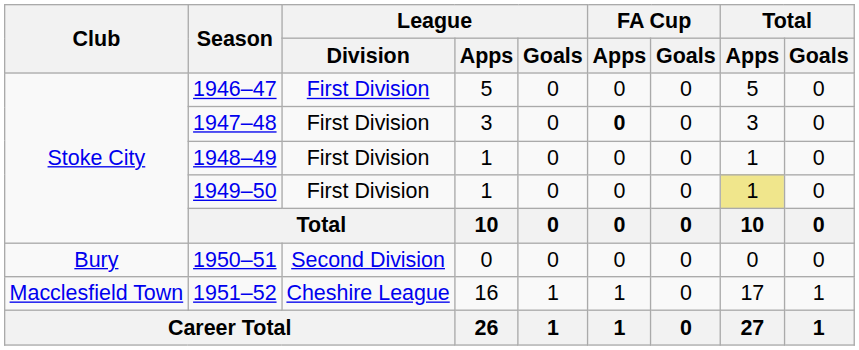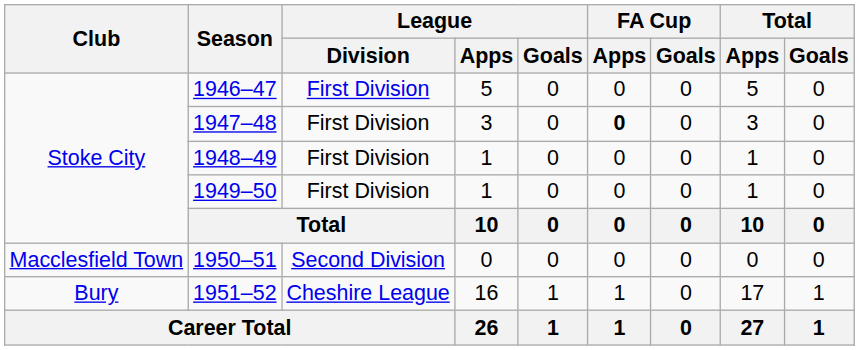(752, 191) khaki background -> (752, 191) no background
(96, 259) Bury -> (96, 259) Macclesfield Town
(96, 293) Macclesfield Town -> (96, 293) Bury
